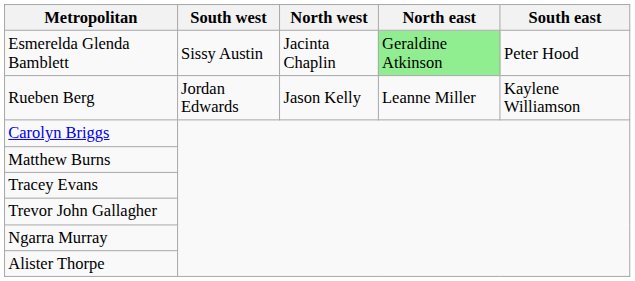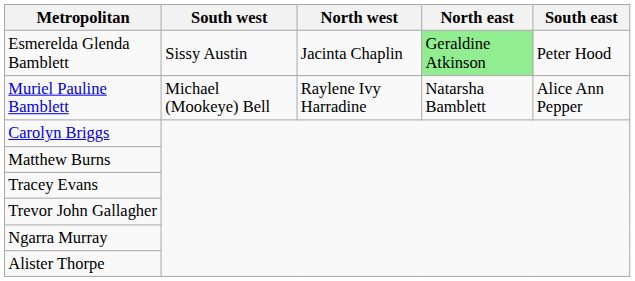+ row: (58, 97)
- row: (51, 97)
